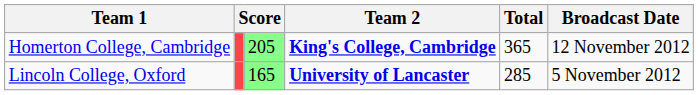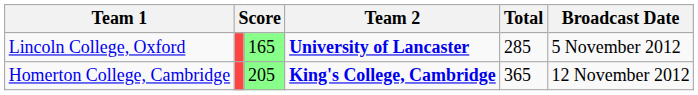rows swapped: (97, 75) <-> (119, 47)
